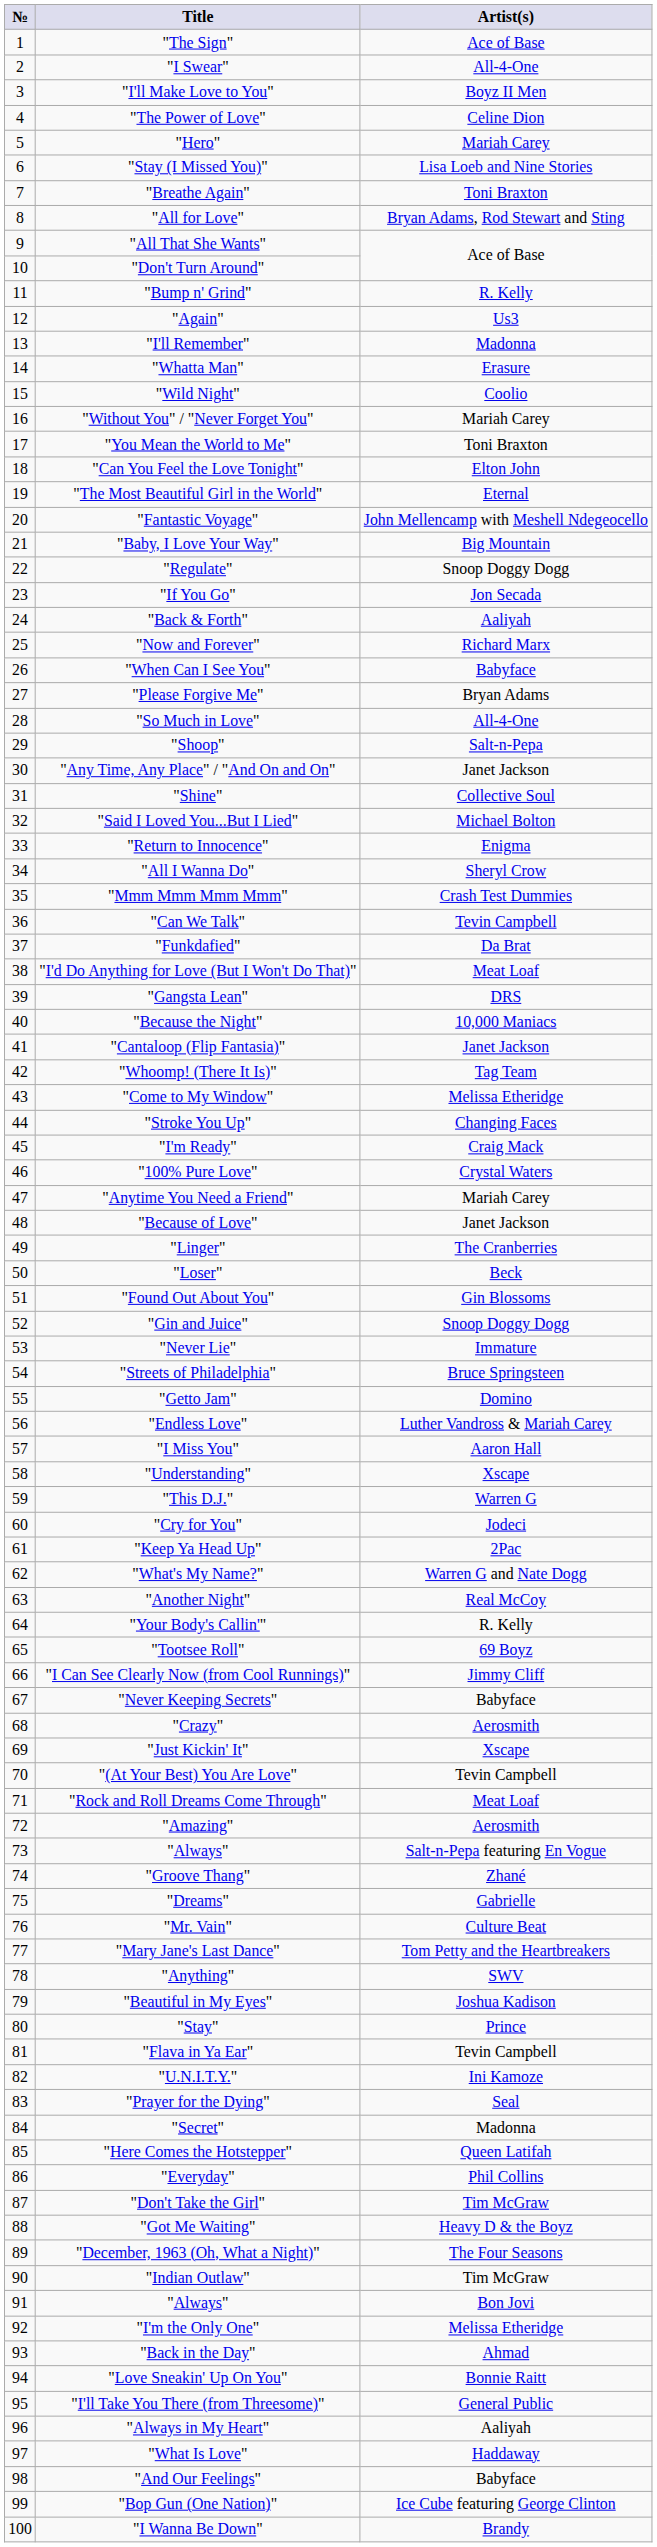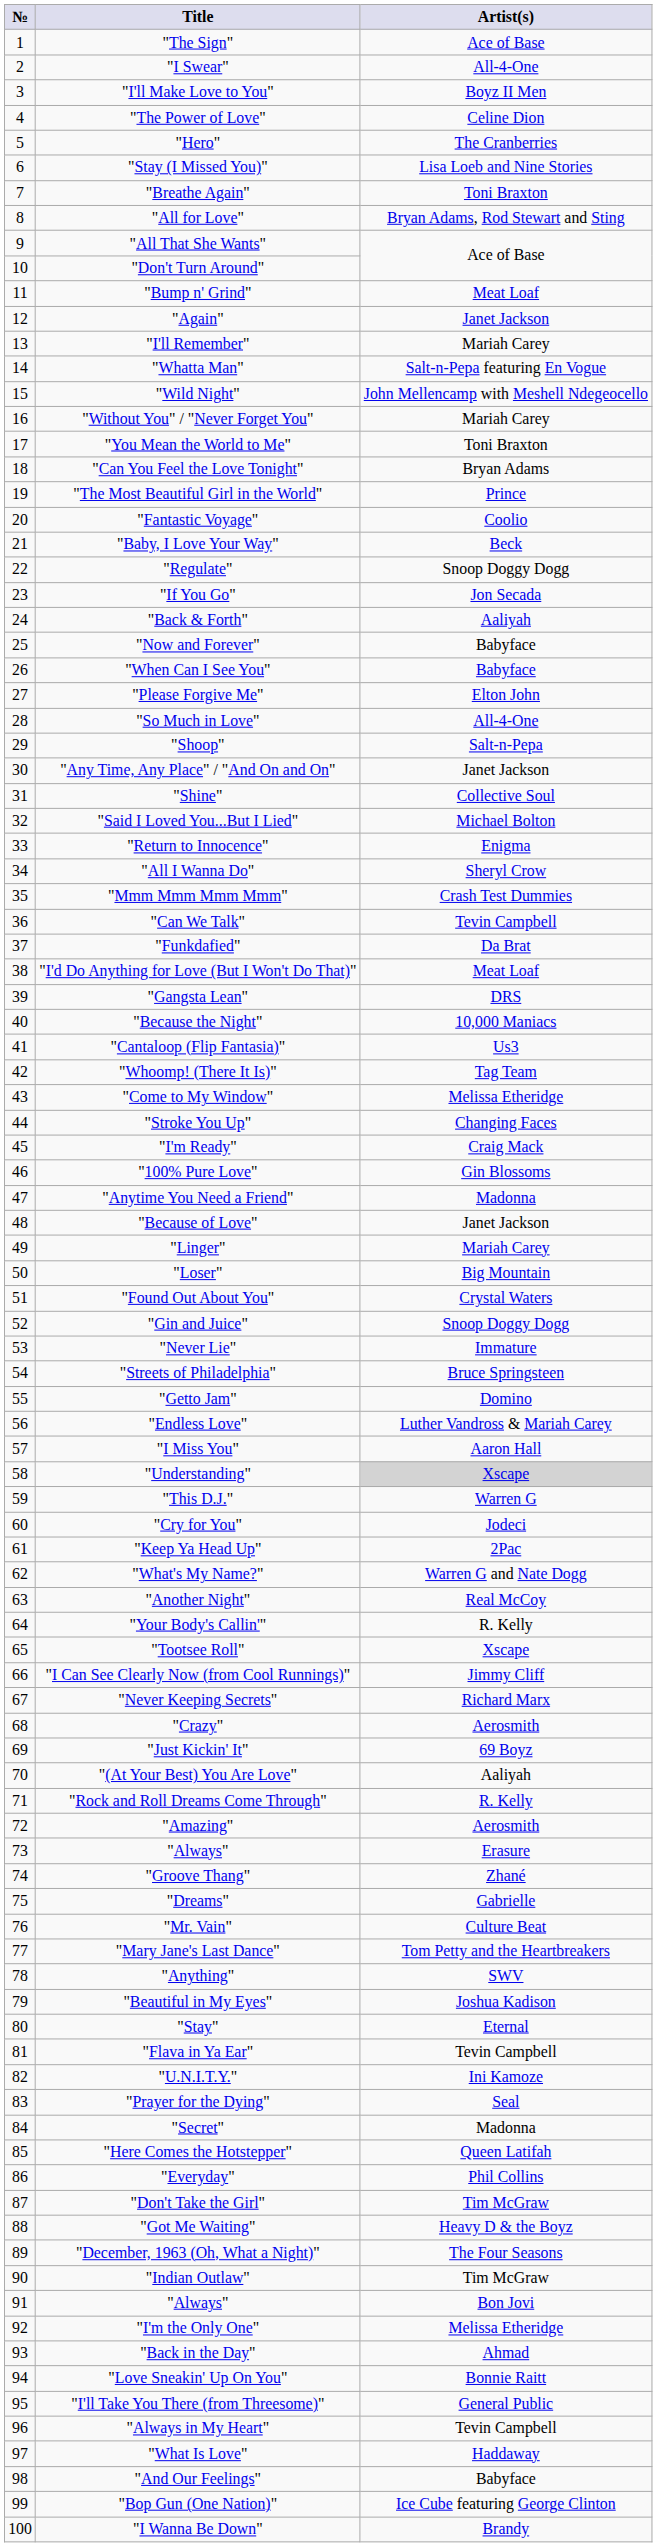(506, 142) Mariah Carey -> (506, 142) The Cranberries
(506, 293) R. Kelly -> (506, 293) Meat Loaf
(506, 318) Us3 -> (506, 318) Janet Jackson
(506, 343) Madonna -> (506, 343) Mariah Carey
(506, 368) Erasure -> (506, 368) Salt-n-Pepa featuring En Vogue
(506, 393) Coolio -> (506, 393) John Mellencamp with Meshell Ndegeocello
(506, 469) Elton John -> (506, 469) Bryan Adams
(506, 494) Eternal -> (506, 494) Prince
(506, 519) John Mellencamp with Meshell Ndegeocello -> (506, 519) Coolio
(506, 544) Big Mountain -> (506, 544) Beck
(506, 645) Richard Marx -> (506, 645) Babyface
(506, 695) Bryan Adams -> (506, 695) Elton John
(506, 1047) Janet Jackson -> (506, 1047) Us3
(506, 1172) Crystal Waters -> (506, 1172) Gin Blossoms
(506, 1197) Mariah Carey -> (506, 1197) Madonna
(506, 1248) The Cranberries -> (506, 1248) Mariah Carey
(506, 1273) Beck -> (506, 1273) Big Mountain
(506, 1298) Gin Blossoms -> (506, 1298) Crystal Waters
(506, 1474) no background -> (506, 1474) lightgrey background
(506, 1649) 69 Boyz -> (506, 1649) Xscape
(506, 1700) Babyface -> (506, 1700) Richard Marx
(506, 1750) Xscape -> (506, 1750) 69 Boyz
(506, 1775) Tevin Campbell -> (506, 1775) Aaliyah
(506, 1800) Meat Loaf -> (506, 1800) R. Kelly
(506, 1850) Salt-n-Pepa featuring En Vogue -> (506, 1850) Erasure
(506, 2026) Prince -> (506, 2026) Eternal
(506, 2428) Aaliyah -> (506, 2428) Tevin Campbell
